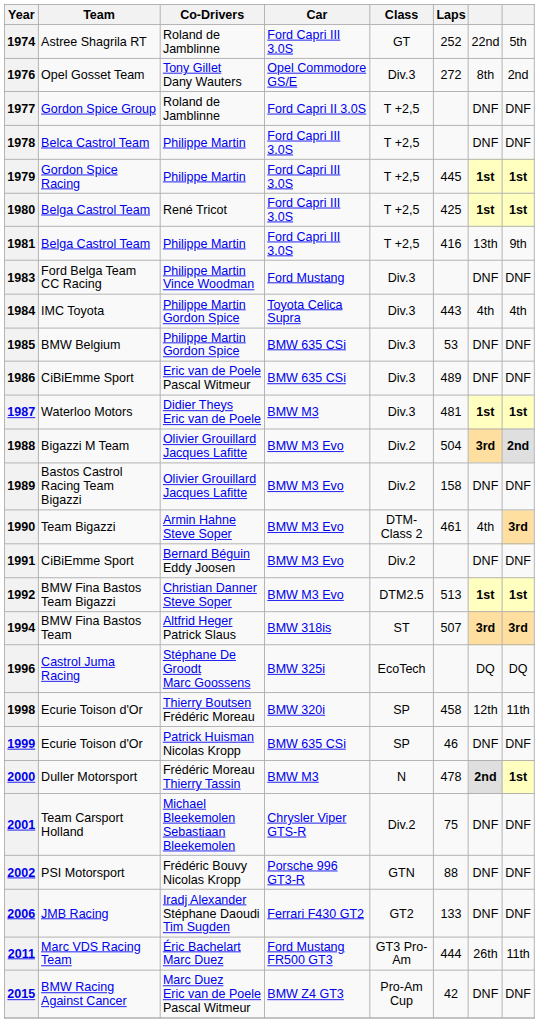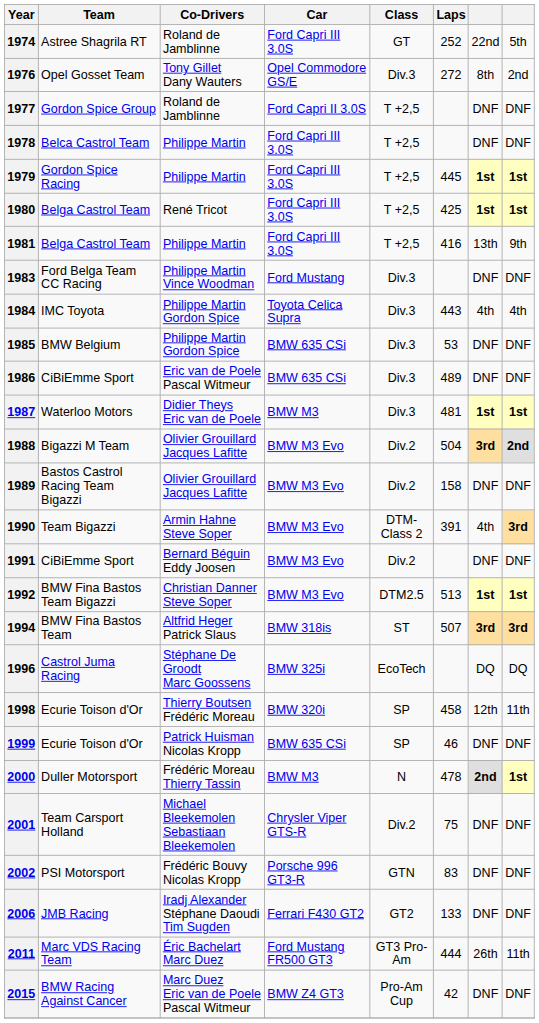(451, 527) 461 -> (451, 527) 391
(451, 873) 88 -> (451, 873) 83
